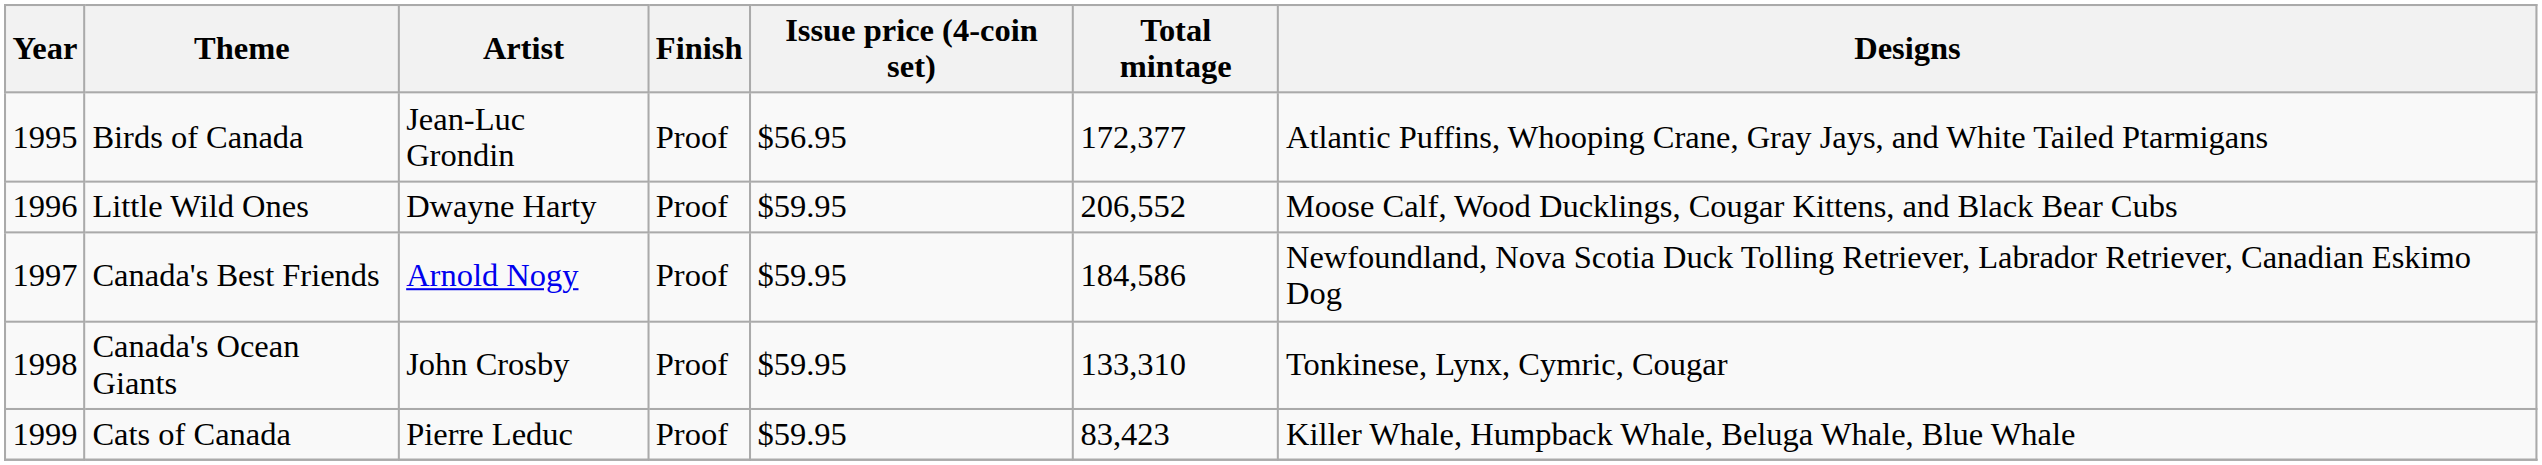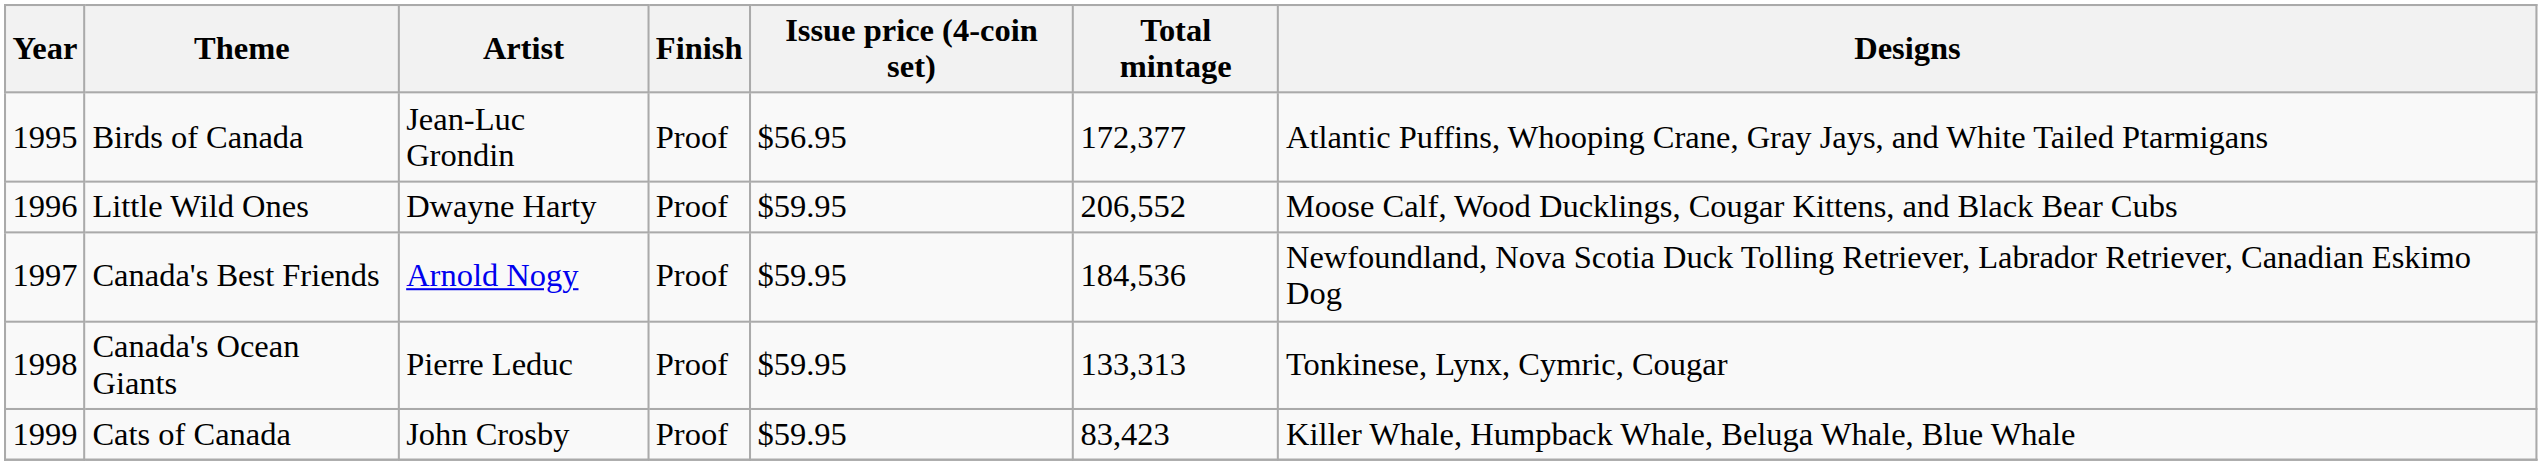(1133, 276) 184,586 -> (1133, 276) 184,536
(488, 364) John Crosby -> (490, 364) Pierre Leduc
(1133, 364) 133,310 -> (1133, 364) 133,313
(490, 433) Pierre Leduc -> (488, 433) John Crosby
